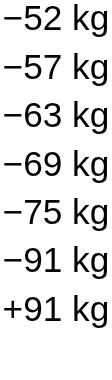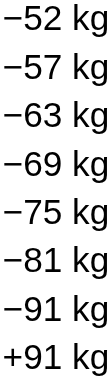+ row: (56, 260)
